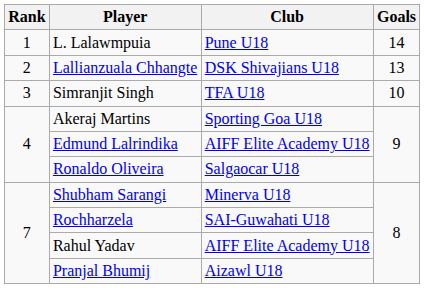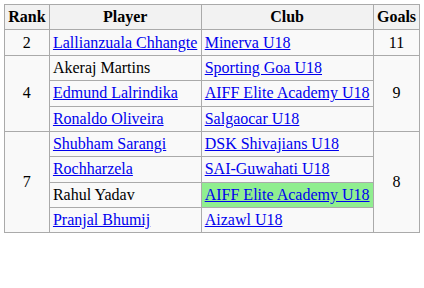- row: (102, 42)
(272, 67) DSK Shivajians U18 -> (248, 42) Minerva U18
(396, 67) 13 -> (396, 42) 11
- row: (103, 93)
(248, 194) Minerva U18 -> (272, 144) DSK Shivajians U18
(287, 245) no background -> (287, 194) lightgreen background
